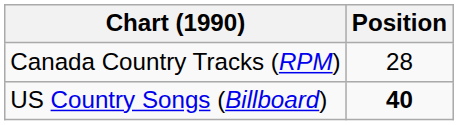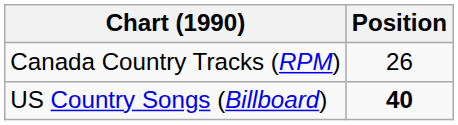(399, 61) 28 -> (399, 61) 26
